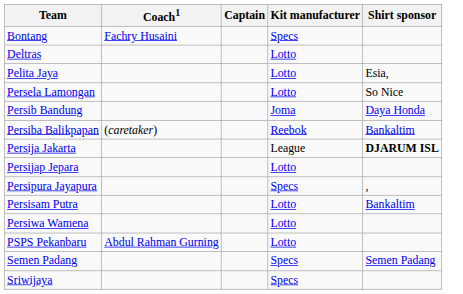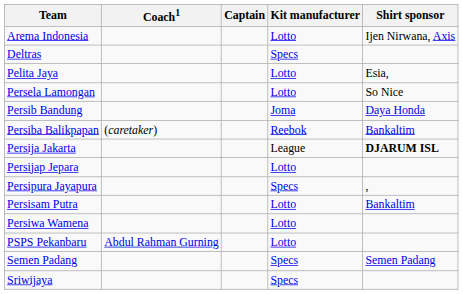+ row: (48, 35)
- row: (27, 35)
(283, 54) Lotto -> (284, 54) Specs
